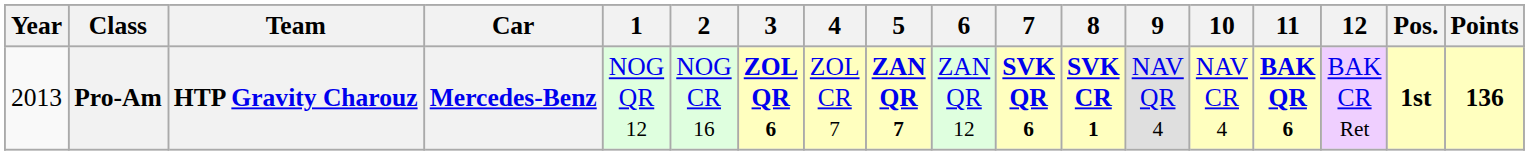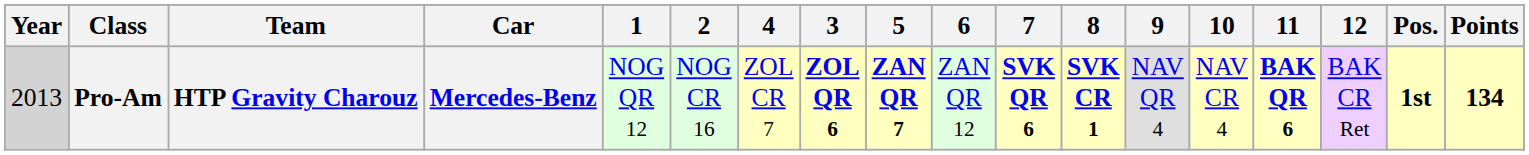columns swapped: (771, 25) <-> (835, 25)
(37, 97) no background -> (37, 97) lightgrey background
(1485, 97) 136 -> (1485, 97) 134
